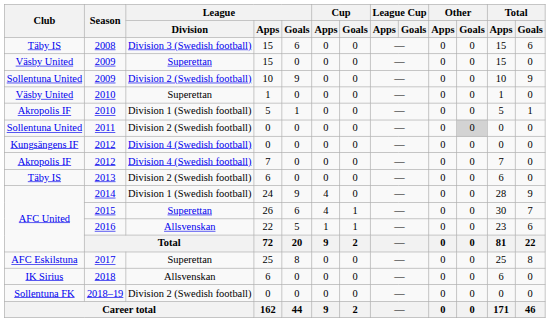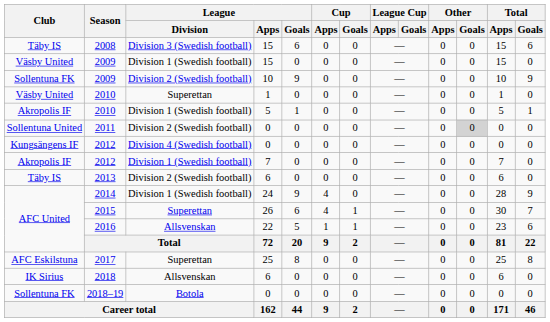(190, 62) Superettan -> (190, 62) Division 1 (Swedish football)
(44, 78) Sollentuna United -> (44, 78) Sollentuna FK
(190, 161) Division 4 (Swedish football) -> (190, 161) Division 1 (Swedish football)
(190, 293) Division 2 (Swedish football) -> (190, 293) Botola
